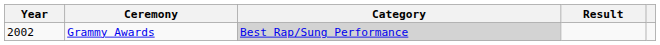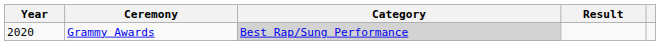(21, 32) 2002 -> (21, 32) 2020
